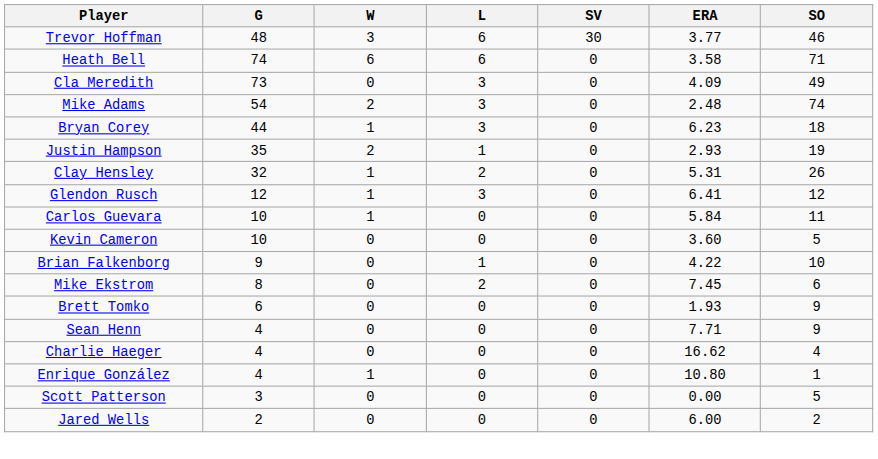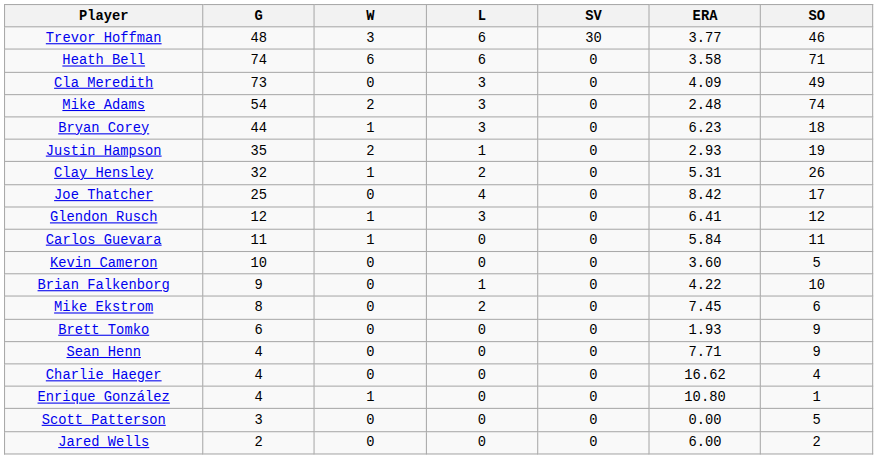+ row: (104, 195)
(259, 218) 10 -> (259, 240) 11
